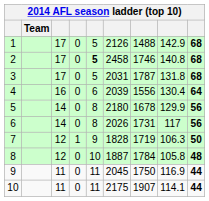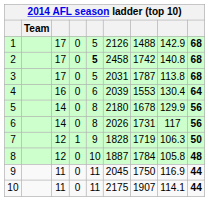(144, 60) 1746 -> (144, 60) 1742
(173, 76) 131.8 -> (173, 76) 113.8
(144, 92) 1556 -> (144, 92) 1553
